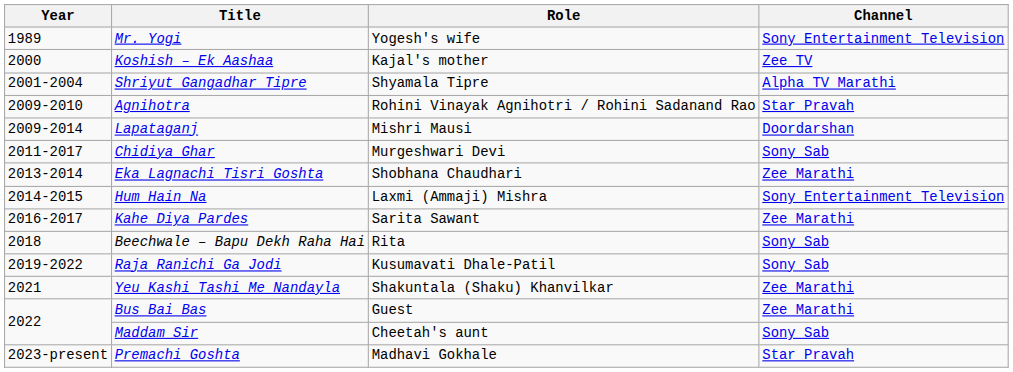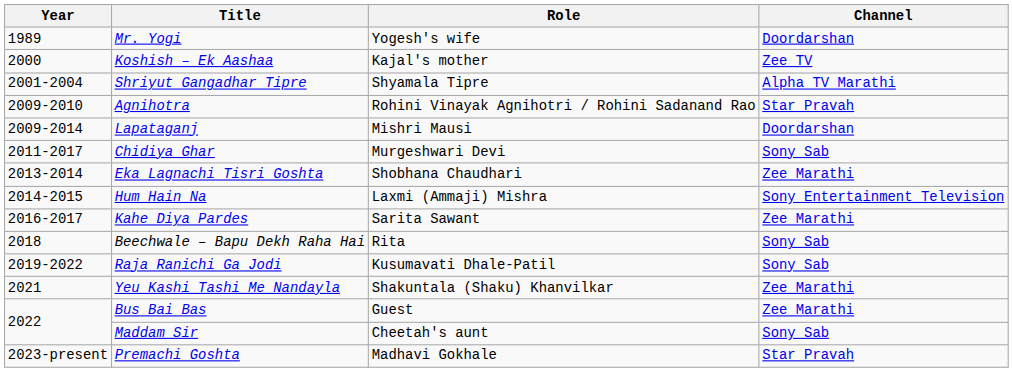(883, 39) Sony Entertainment Television -> (808, 39) Doordarshan
